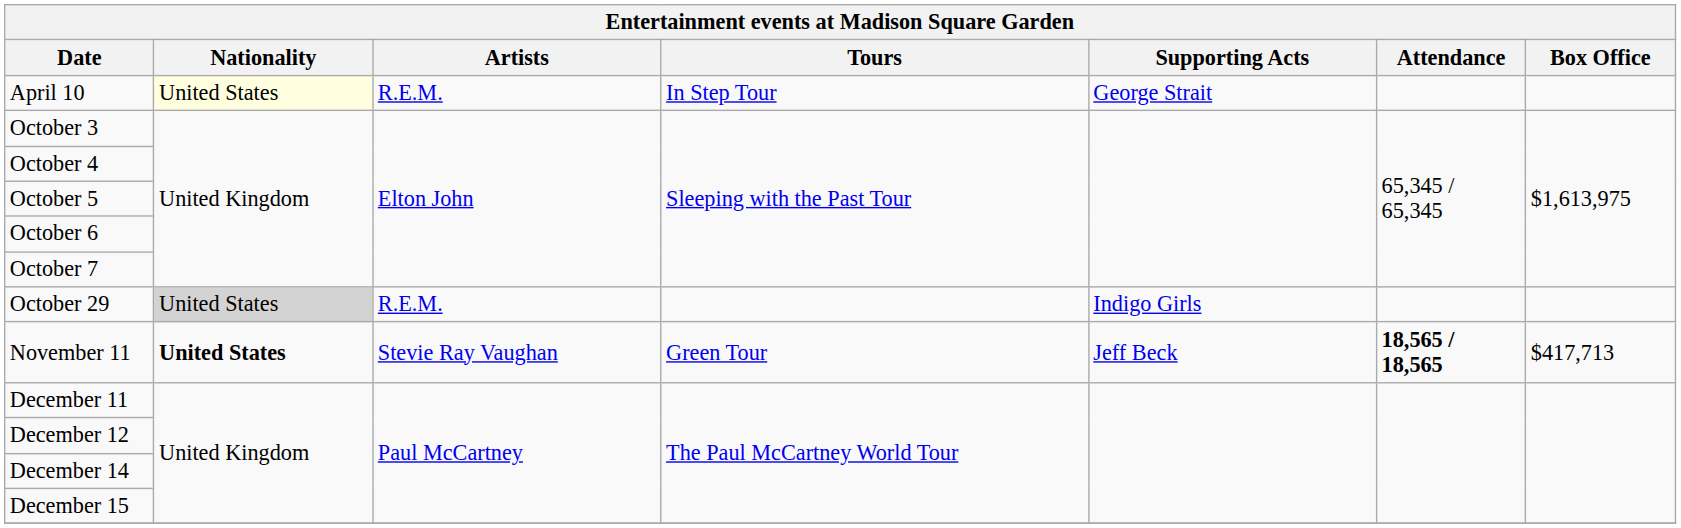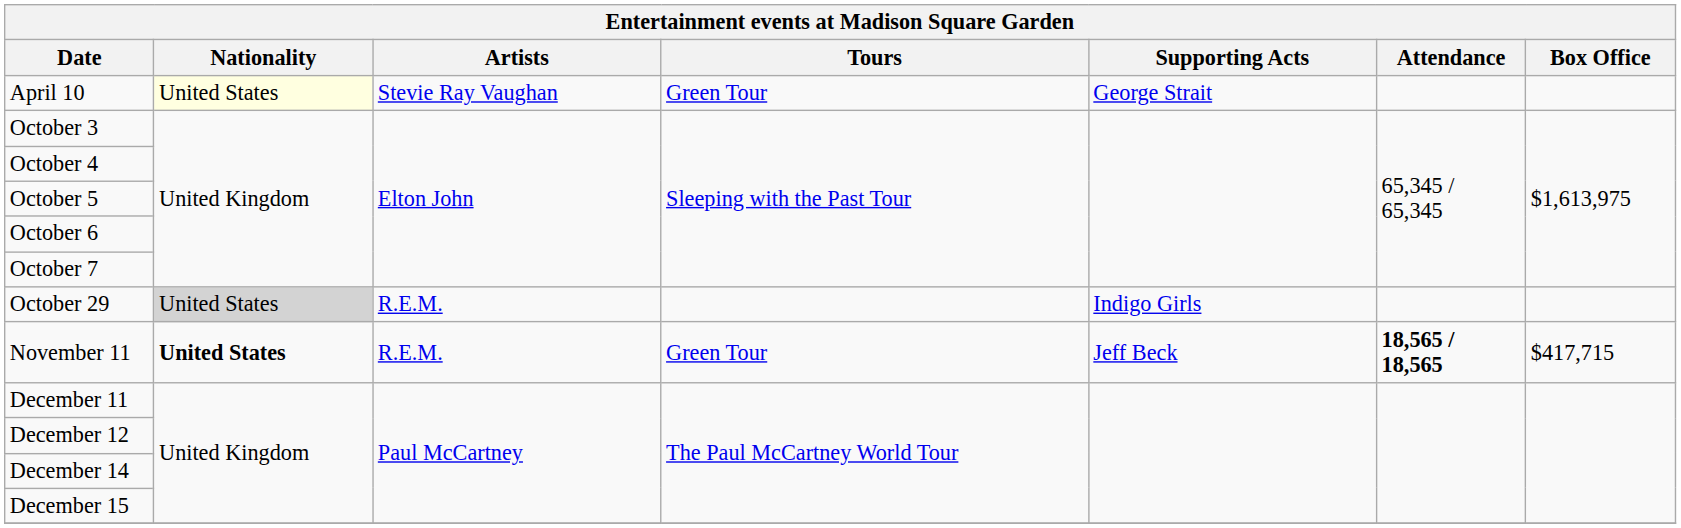(410, 92) R.E.M. -> (468, 92) Stevie Ray Vaughan
(721, 92) In Step Tour -> (717, 92) Green Tour
(468, 352) Stevie Ray Vaughan -> (410, 352) R.E.M.
(1573, 352) $417,713 -> (1573, 352) $417,715
